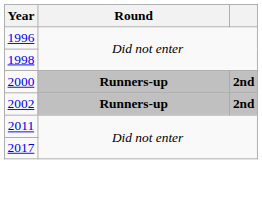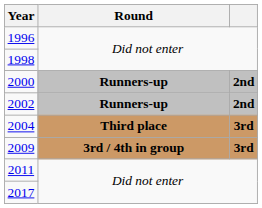+ row: (21, 126)
+ row: (21, 148)
